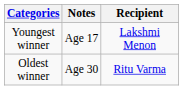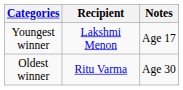columns swapped: (140, 13) <-> (82, 13)
